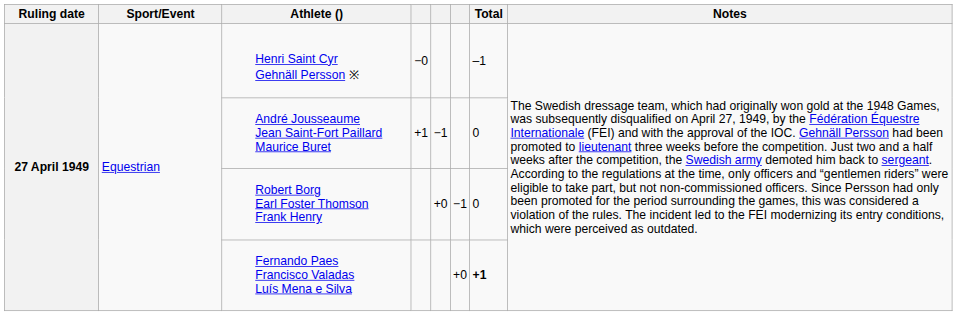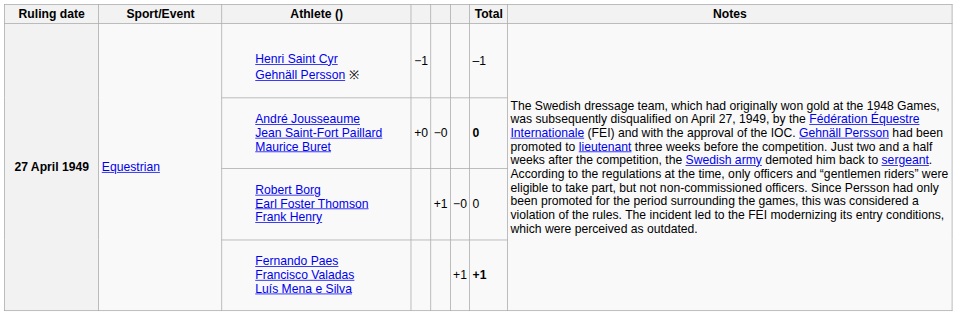(421, 60) −0 -> (421, 60) −1
(421, 133) +1 -> (421, 133) +0
(441, 133) −1 -> (441, 133) −0
(476, 133) normal -> (476, 133) bold
(441, 204) +0 -> (441, 204) +1
(460, 204) −1 -> (460, 204) −0
(460, 275) +0 -> (460, 275) +1
